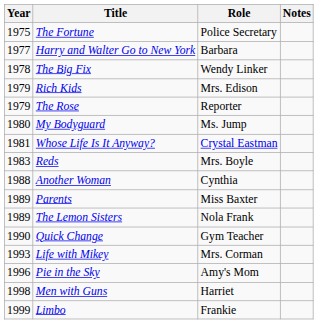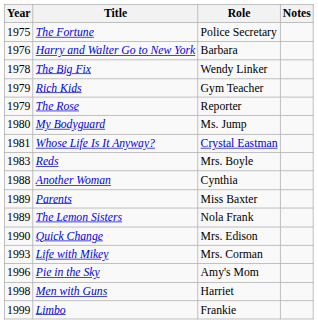(19, 50) 1977 -> (19, 50) 1976
(229, 87) Mrs. Edison -> (232, 87) Gym Teacher
(232, 236) Gym Teacher -> (229, 236) Mrs. Edison
